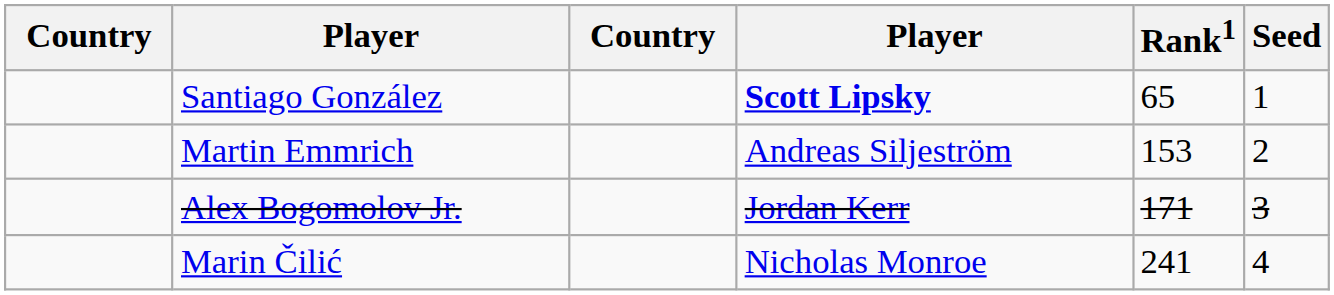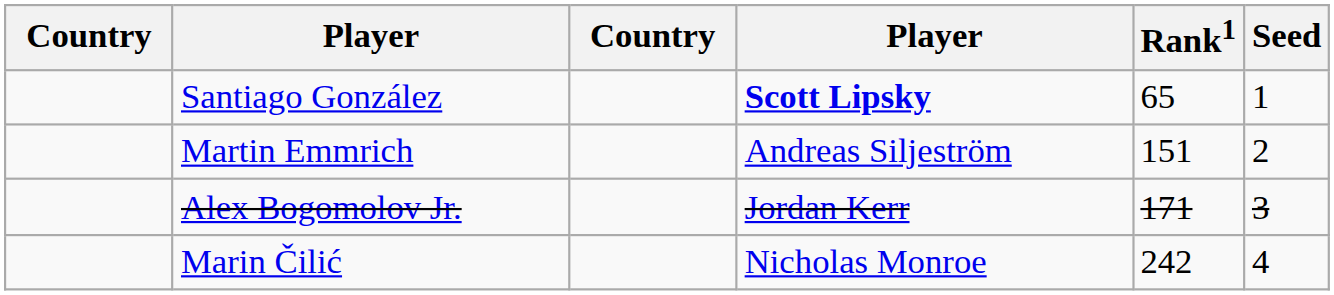(1166, 151) 153 -> (1166, 151) 151
(1166, 261) 241 -> (1166, 261) 242
